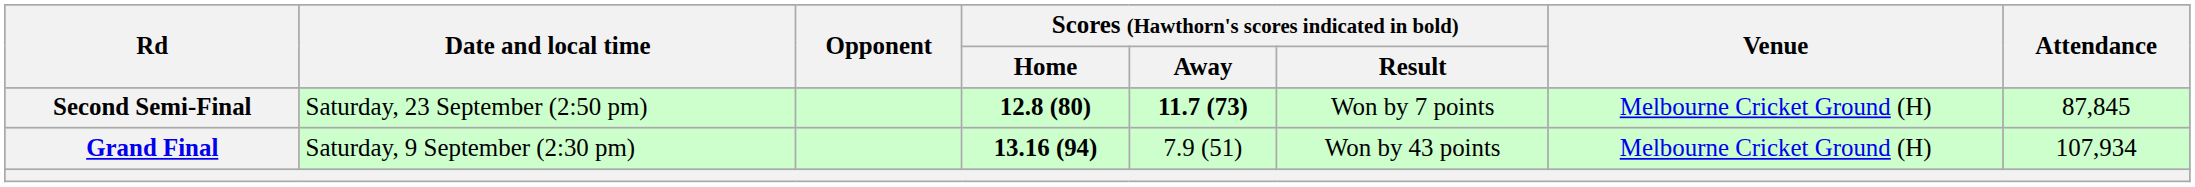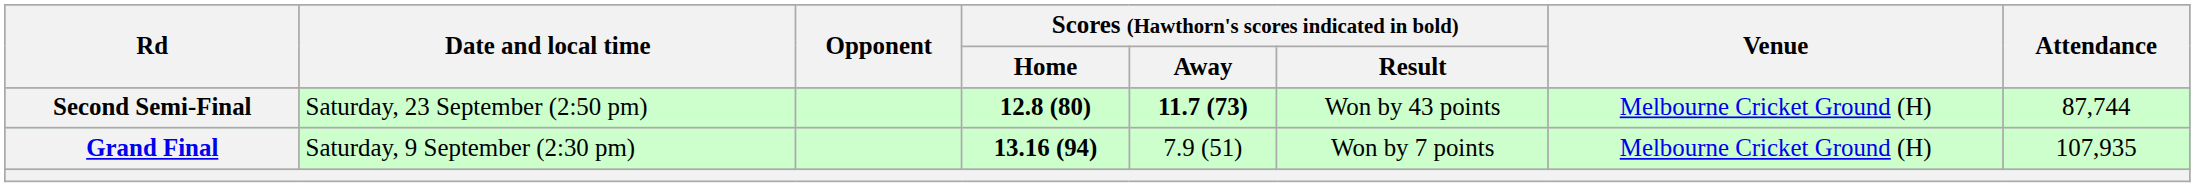(1413, 107) Won by 7 points -> (1413, 107) Won by 43 points
(2096, 107) 87,845 -> (2096, 107) 87,744
(1413, 148) Won by 43 points -> (1413, 148) Won by 7 points
(2096, 148) 107,934 -> (2096, 148) 107,935
